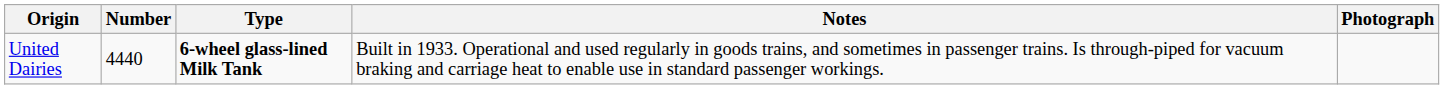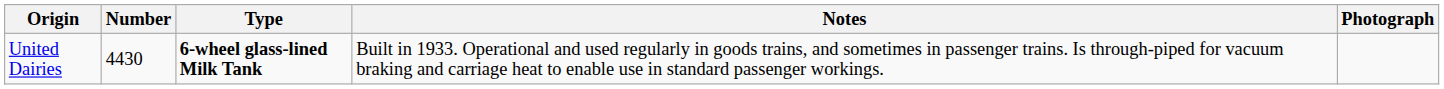(124, 58) 4440 -> (124, 58) 4430
